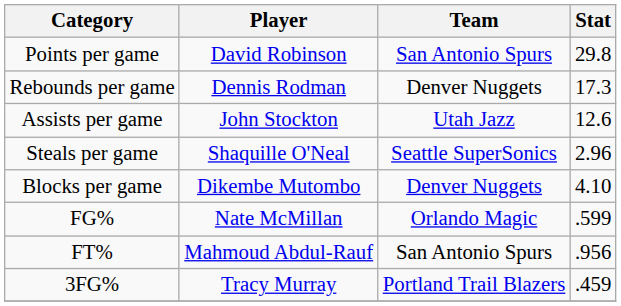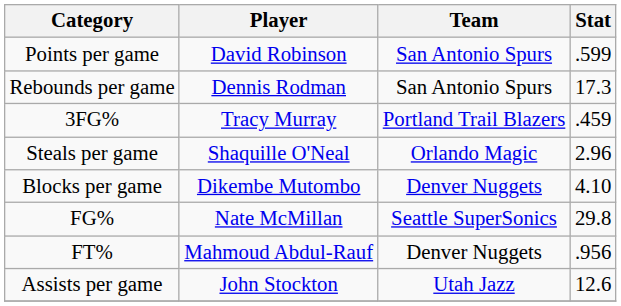(593, 53) 29.8 -> (593, 53) .599
(474, 86) Denver Nuggets -> (474, 86) San Antonio Spurs
rows swapped: (92, 119) <-> (92, 284)
(474, 152) Seattle SuperSonics -> (474, 152) Orlando Magic
(474, 218) Orlando Magic -> (474, 218) Seattle SuperSonics
(593, 218) .599 -> (593, 218) 29.8
(474, 251) San Antonio Spurs -> (474, 251) Denver Nuggets
